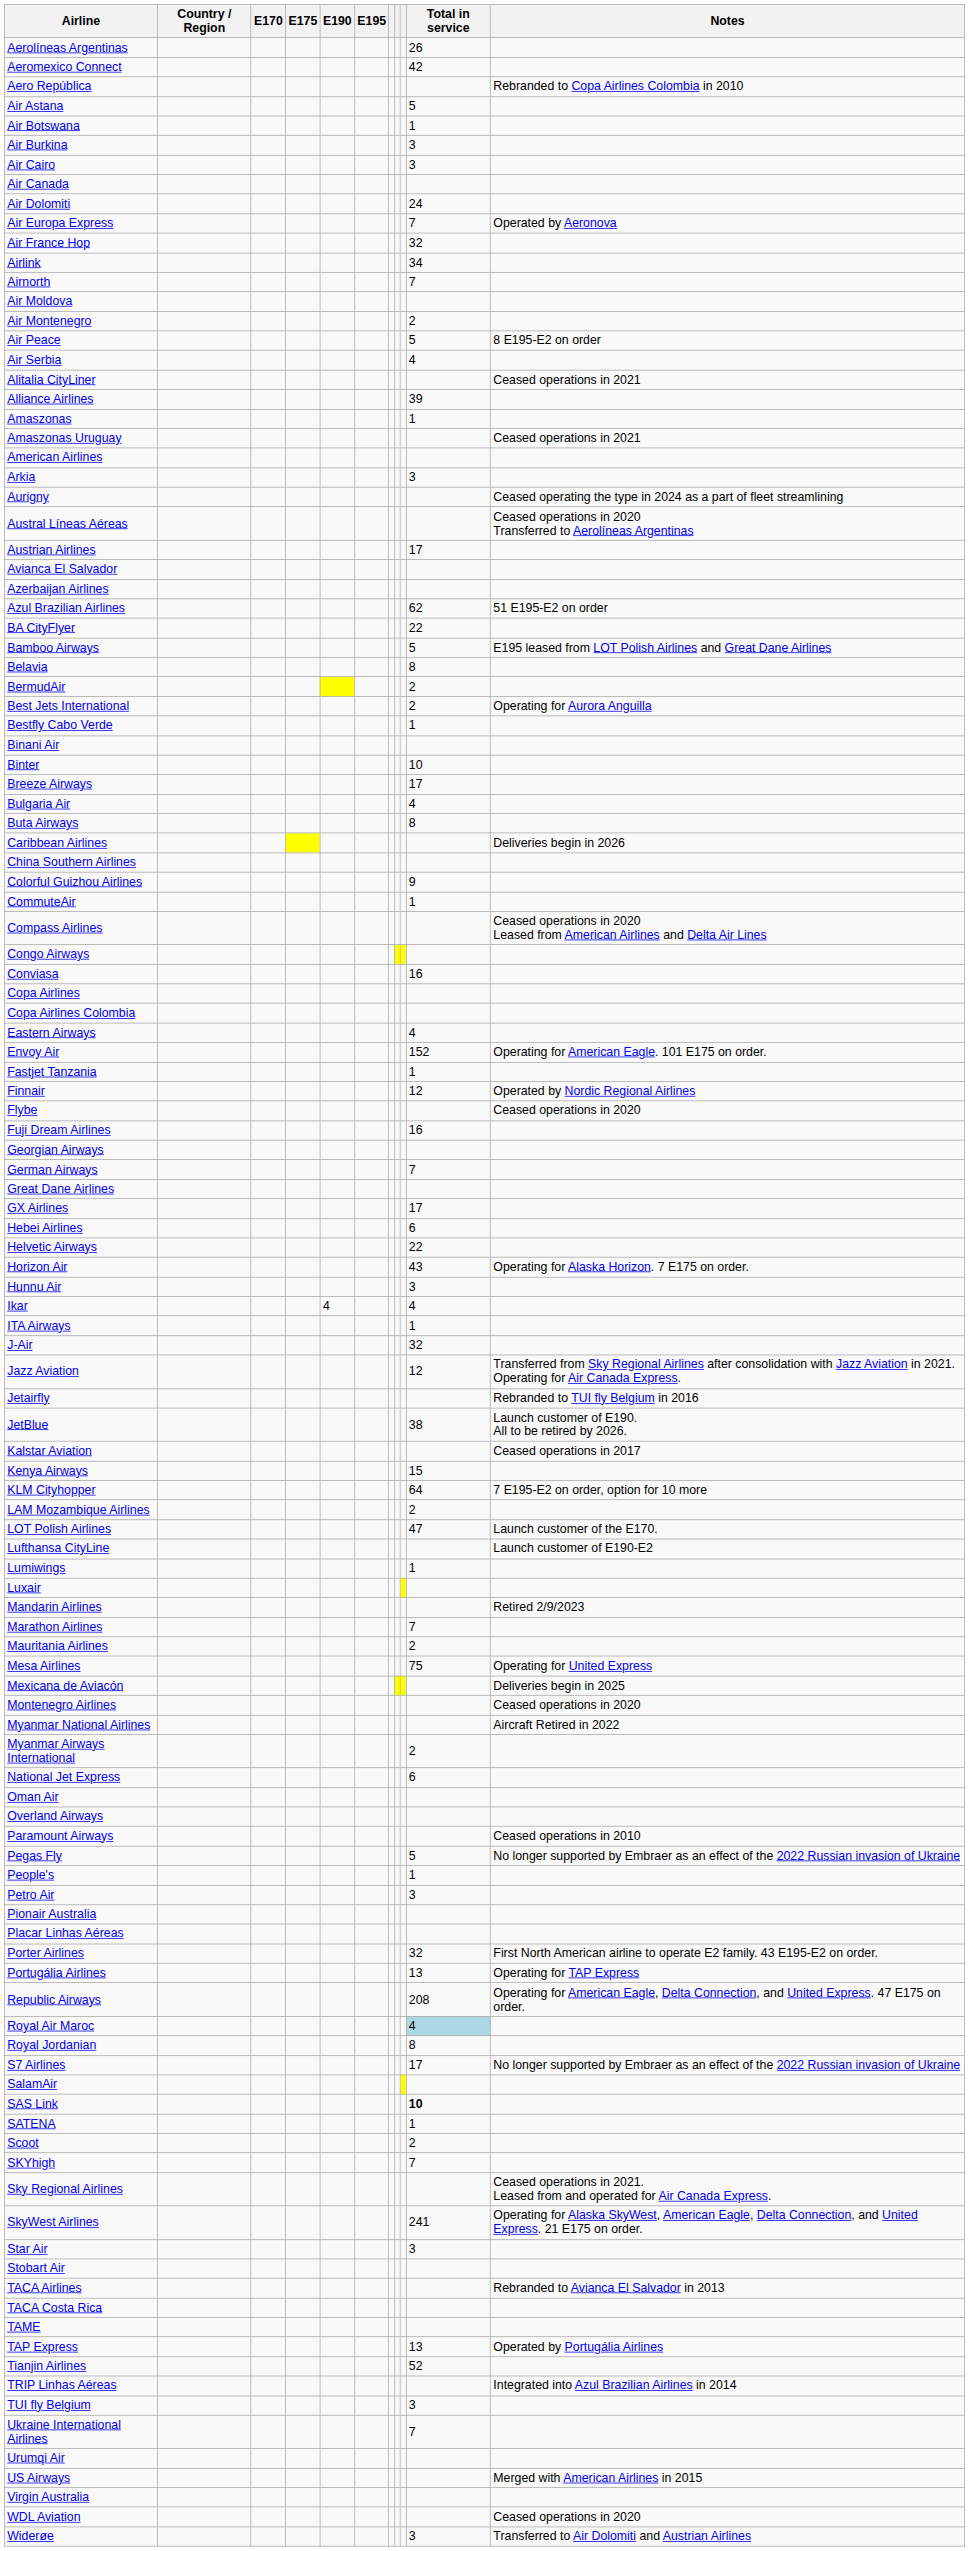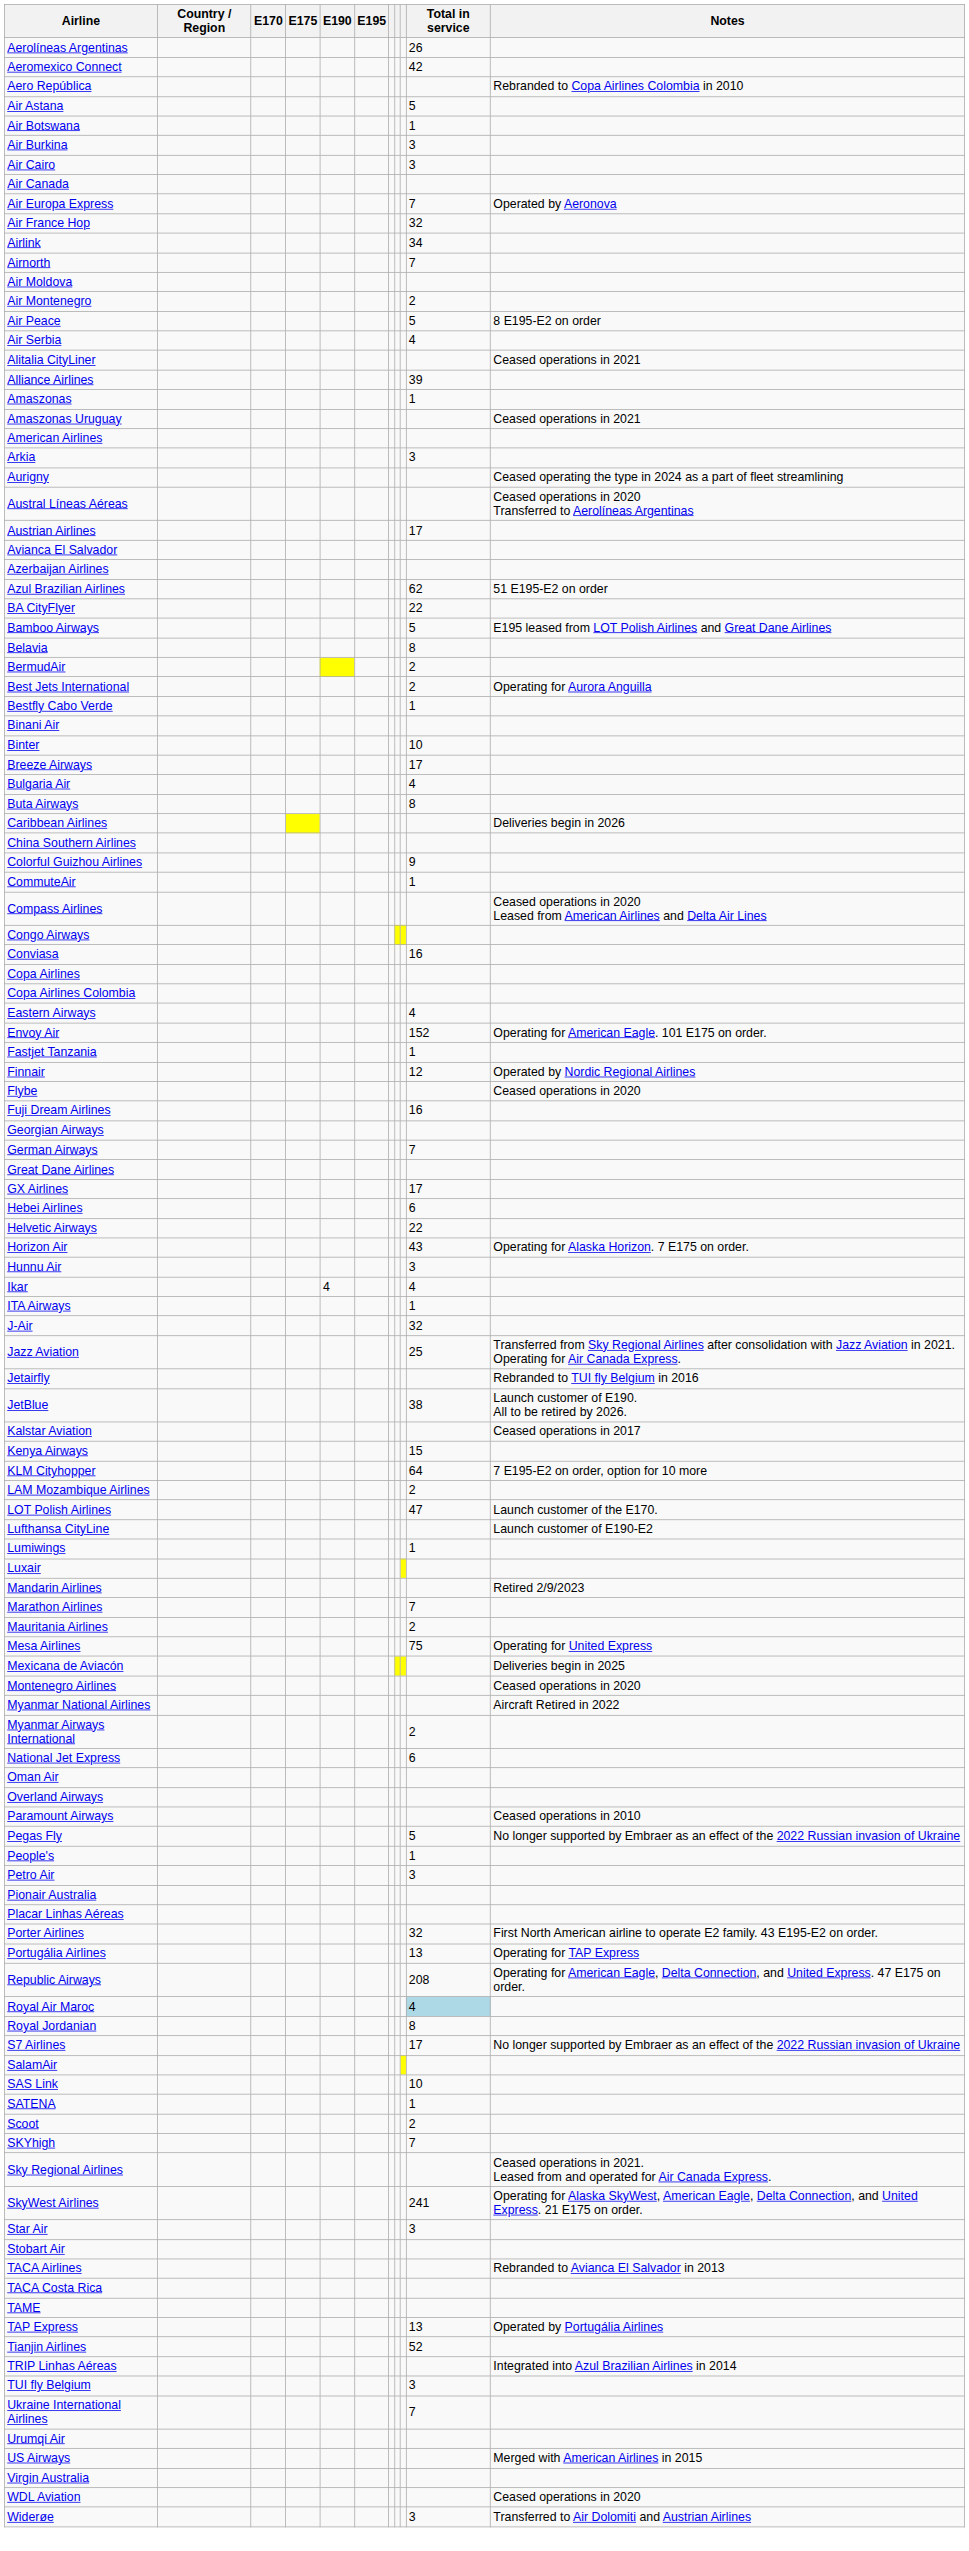- row: (39, 203)
(416, 1371) 12 -> (416, 1352) 25
(416, 2104) bold -> (416, 2084) normal
